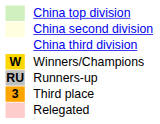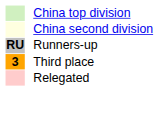- row: (82, 45)
- row: (85, 61)
